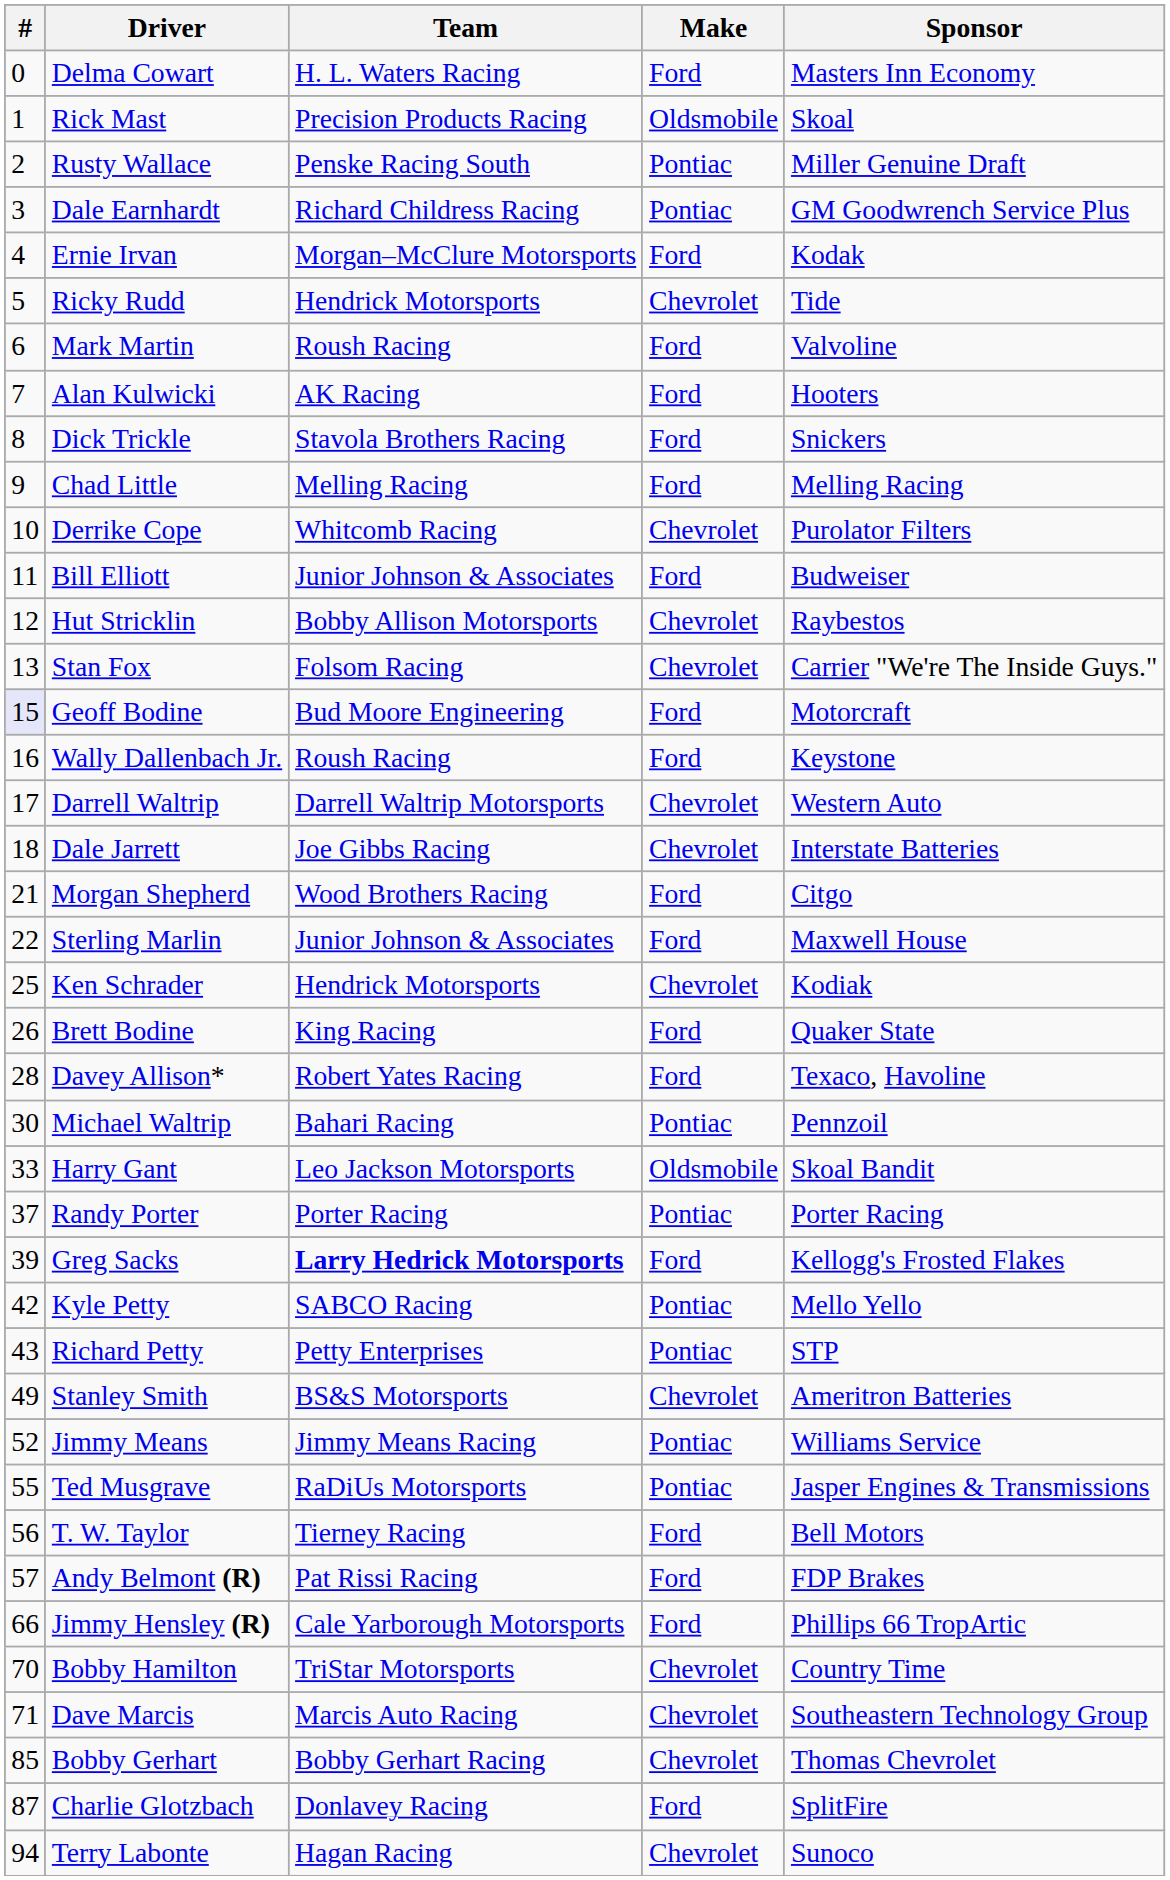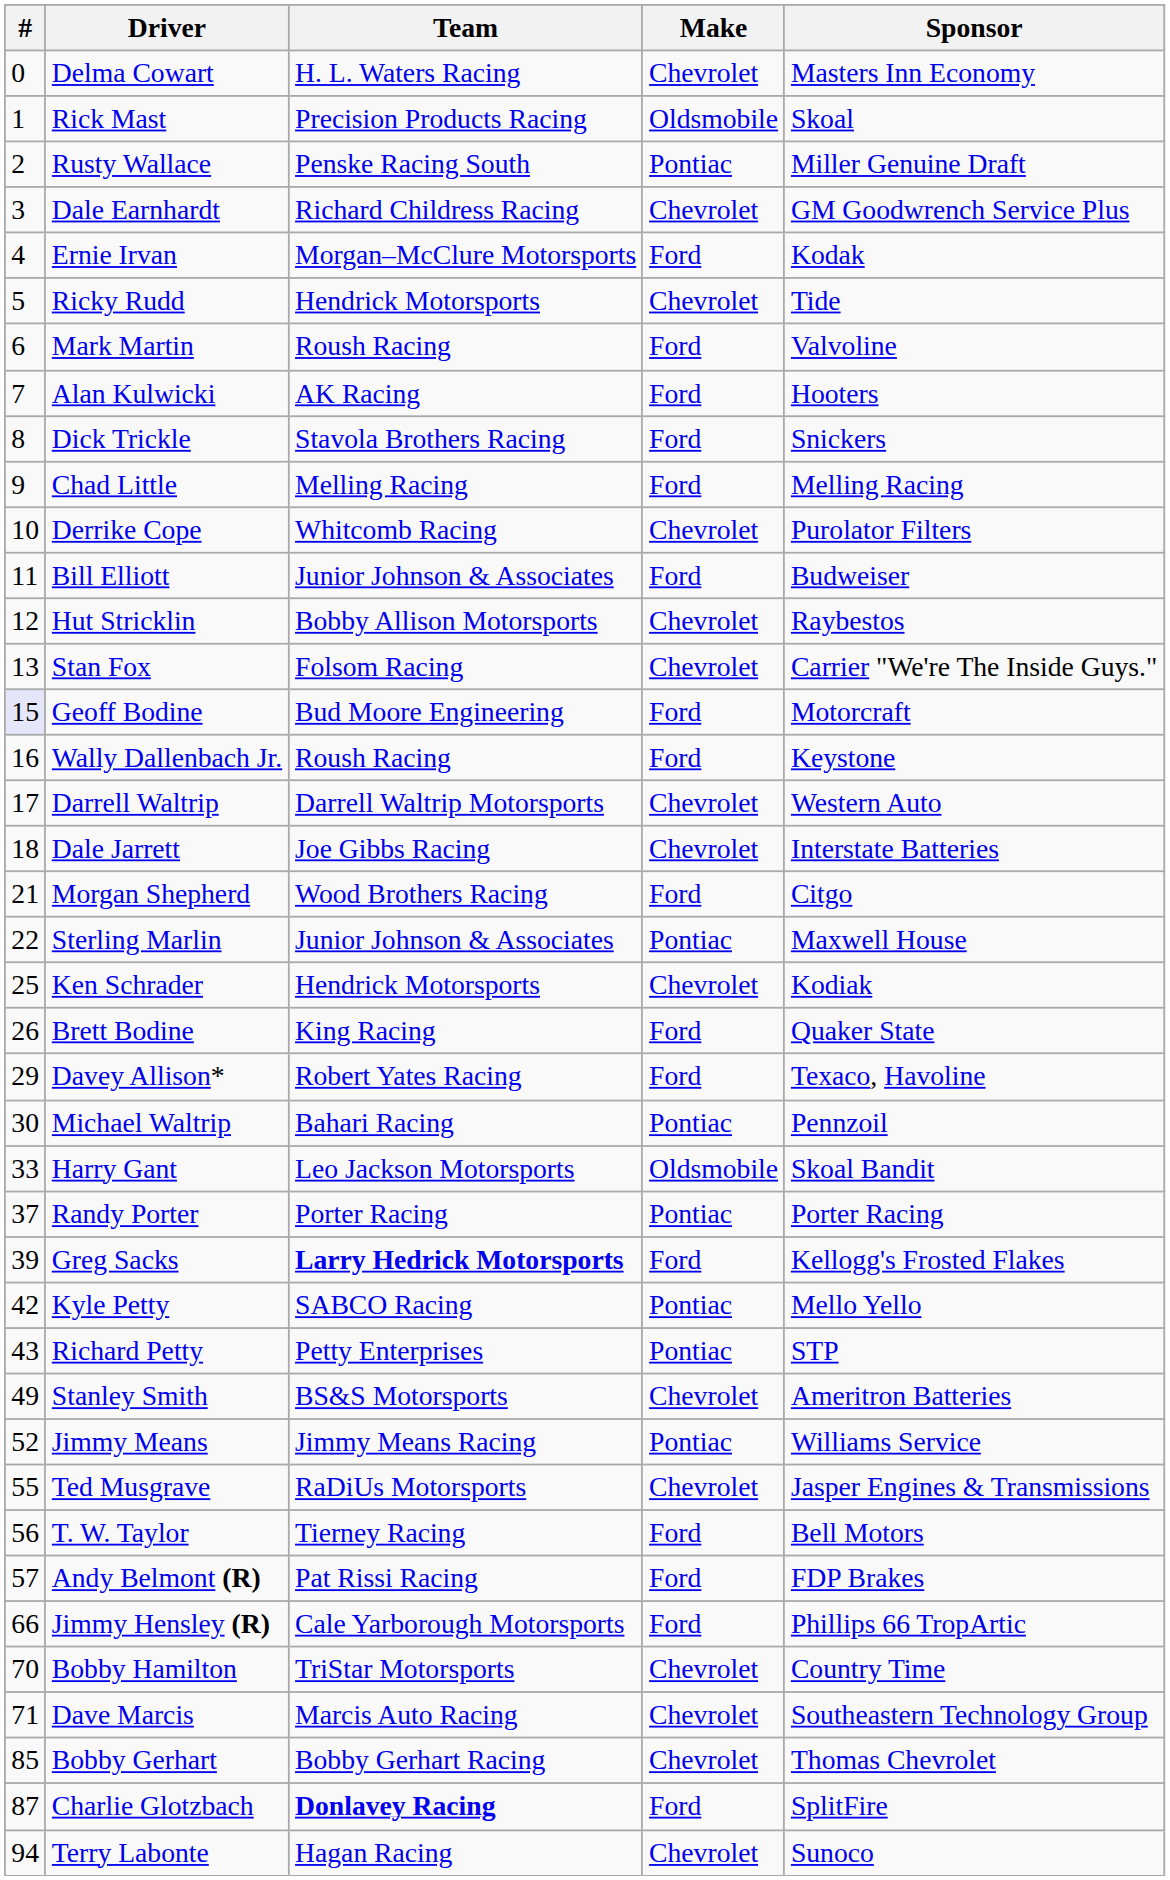(675, 73) Ford -> (704, 73) Chevrolet
(691, 209) Pontiac -> (704, 209) Chevrolet
(675, 939) Ford -> (691, 939) Pontiac
(25, 1076) 28 -> (25, 1076) 29
(691, 1487) Pontiac -> (704, 1487) Chevrolet
(391, 1806) normal -> (395, 1806) bold
